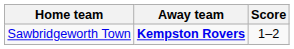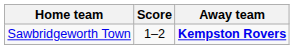columns swapped: (269, 14) <-> (191, 14)
